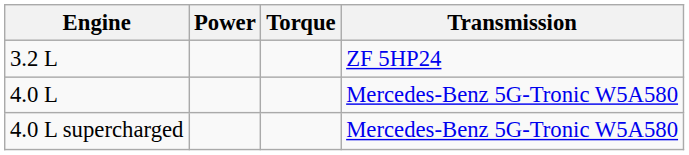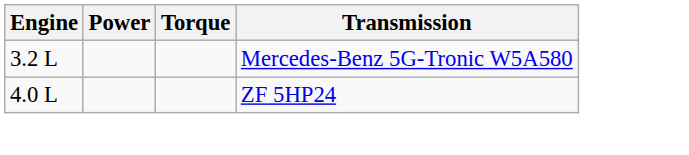(394, 58) ZF 5HP24 -> (407, 58) Mercedes-Benz 5G-Tronic W5A580
(512, 94) Mercedes-Benz 5G-Tronic W5A580 -> (288, 94) ZF 5HP24
- row: (97, 130)
